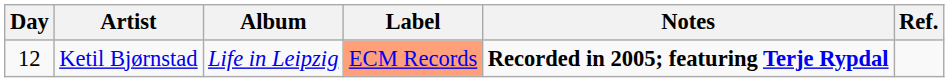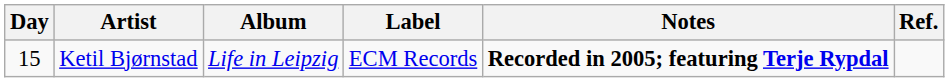(29, 58) 12 -> (29, 58) 15
(413, 58) lightsalmon background -> (413, 58) no background
